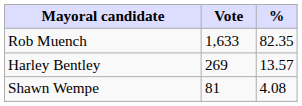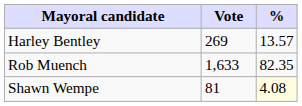rows swapped: (47, 40) <-> (54, 64)
(273, 88) no background -> (273, 88) lightyellow background
